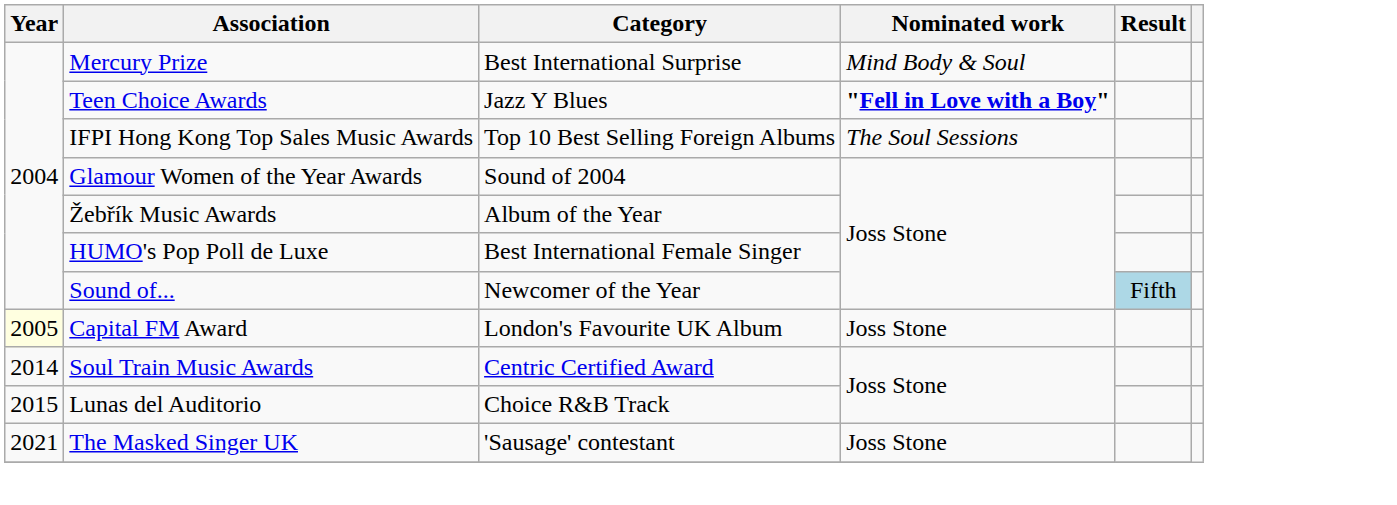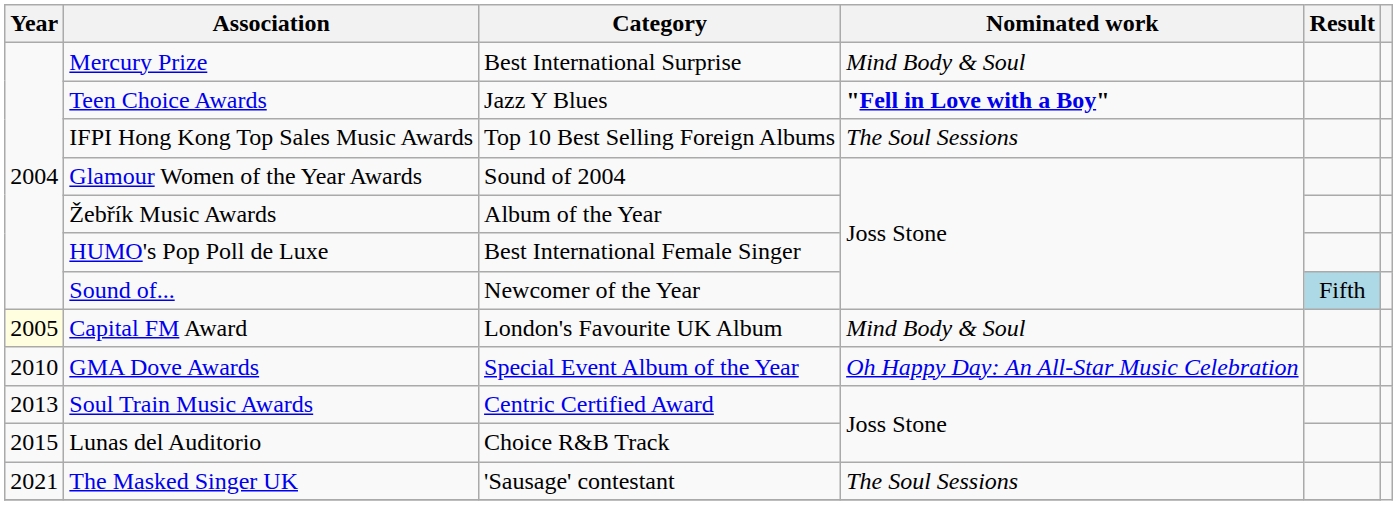(896, 328) Joss Stone -> (936, 328) Mind Body & Soul
+ row: (164, 366)
(34, 366) 2014 -> (34, 404) 2013
(896, 442) Joss Stone -> (932, 480) The Soul Sessions
